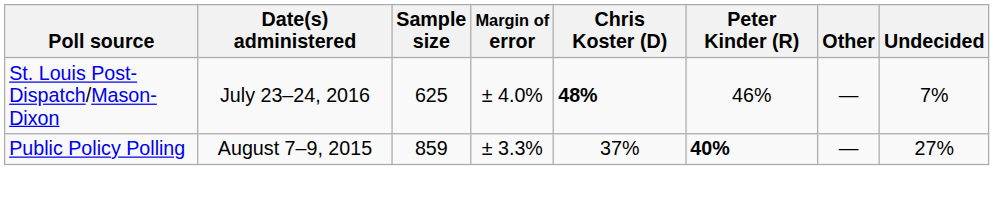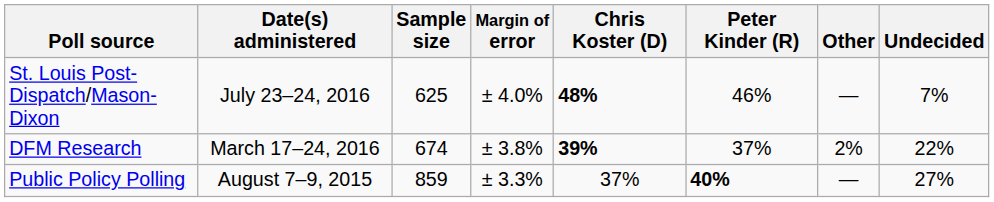+ row: (75, 148)
